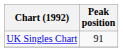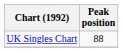(99, 39) 91 -> (99, 39) 88
